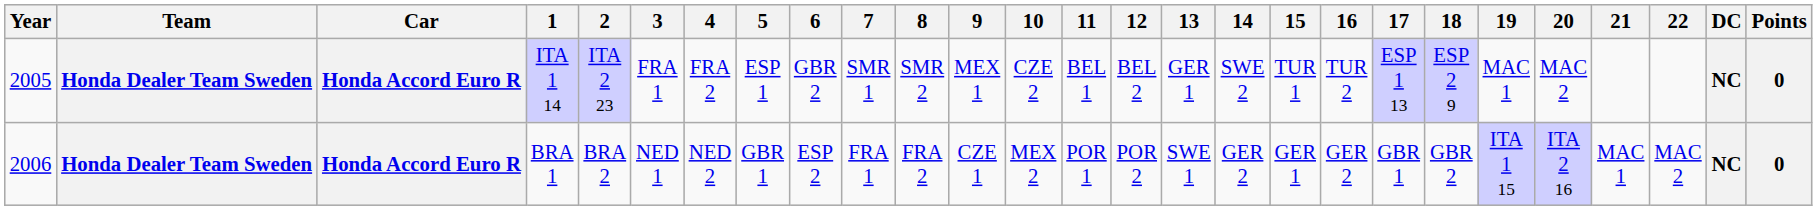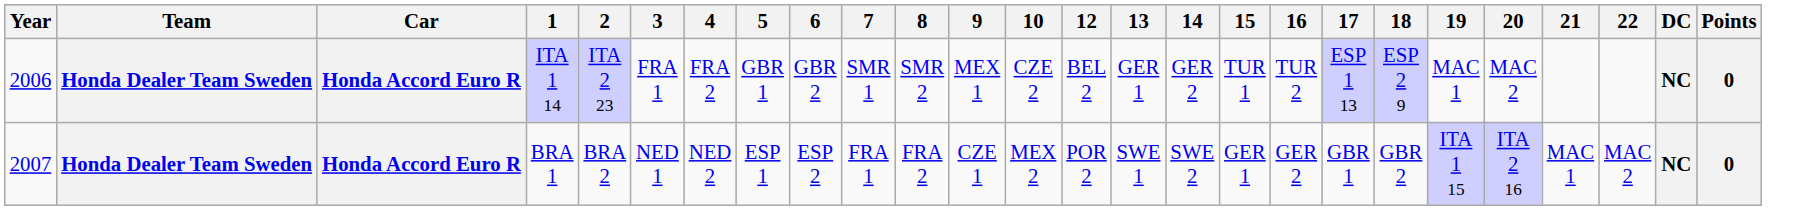- column: (1086, 21)
(30, 80) 2005 -> (30, 80) 2006
(763, 80) ESP 1 -> (763, 80) GBR 1
(1243, 80) SWE 2 -> (1192, 80) GER 2
(30, 163) 2006 -> (30, 163) 2007
(763, 163) GBR 1 -> (763, 163) ESP 1
(1243, 163) GER 2 -> (1192, 163) SWE 2
